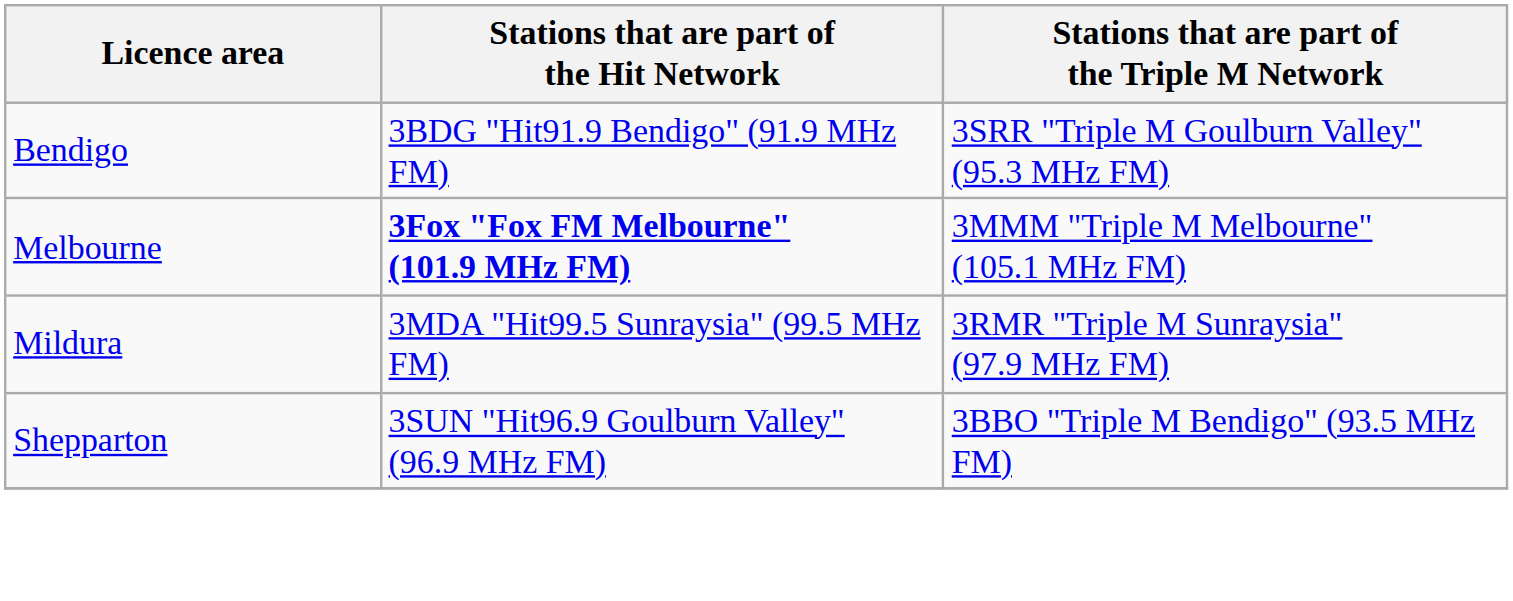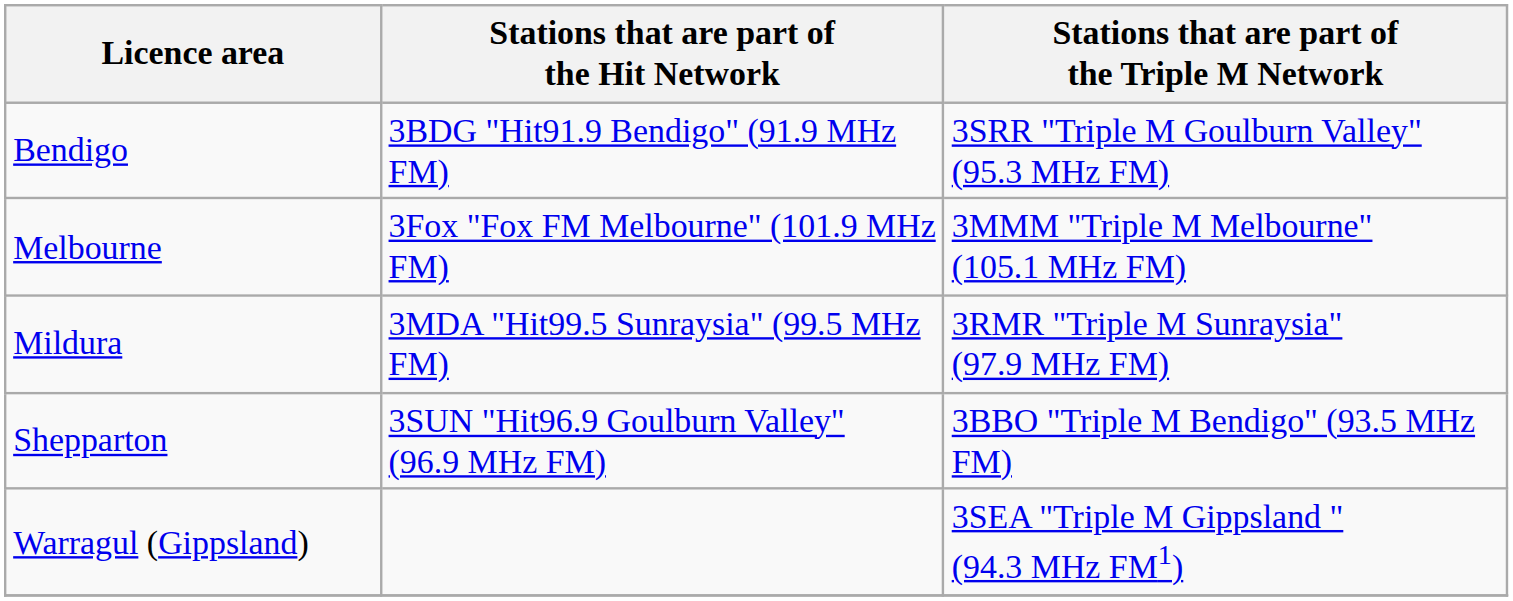(589, 246) bold -> (662, 246) normal
+ row: (161, 541)
